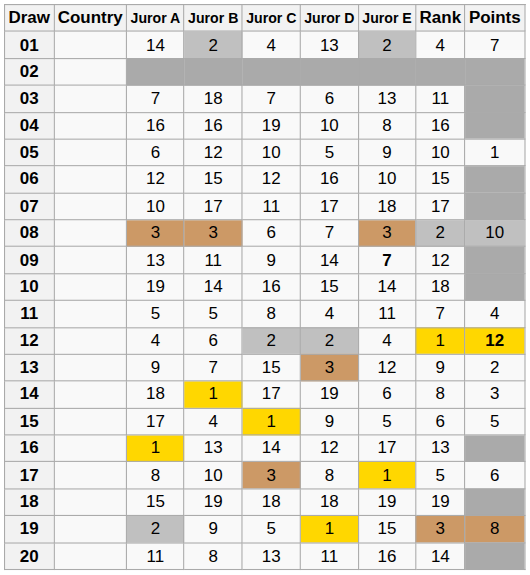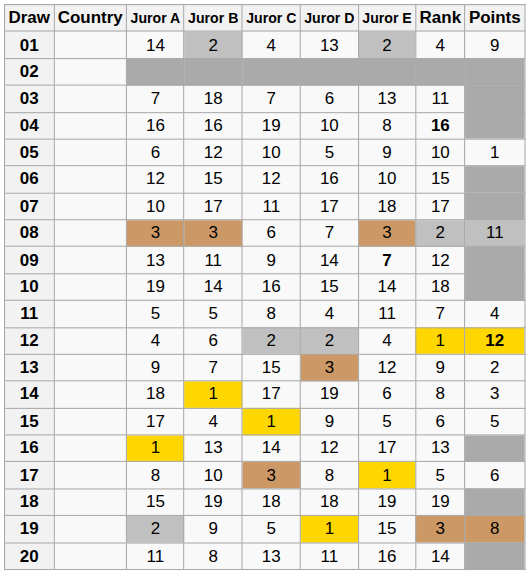(495, 44) 7 -> (495, 44) 9
(440, 125) normal -> (440, 125) bold
(495, 233) 10 -> (495, 233) 11
